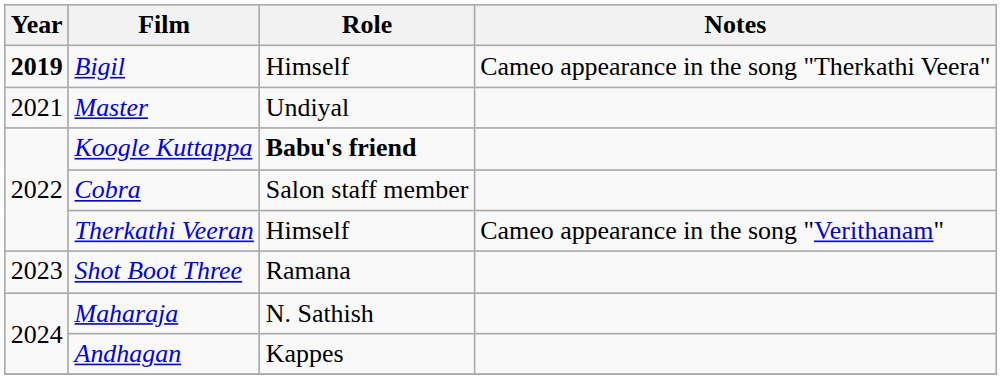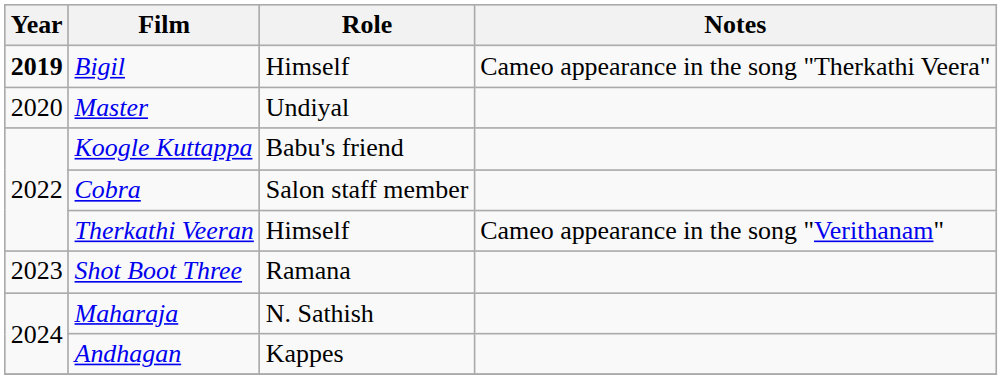(37, 107) 2021 -> (37, 107) 2020
(341, 148) bold -> (335, 148) normal
